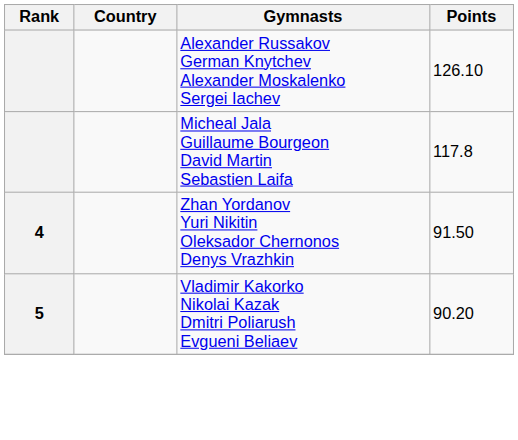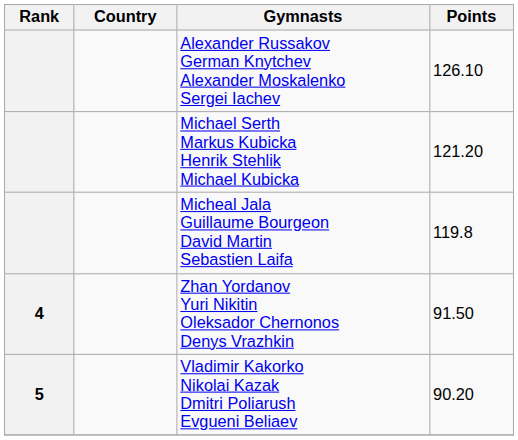+ row: (240, 151)
(453, 151) 117.8 -> (453, 232) 119.8
